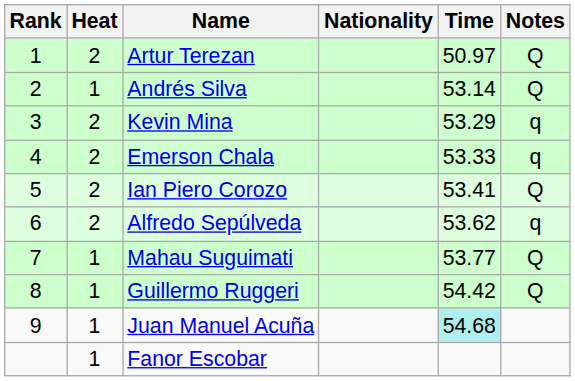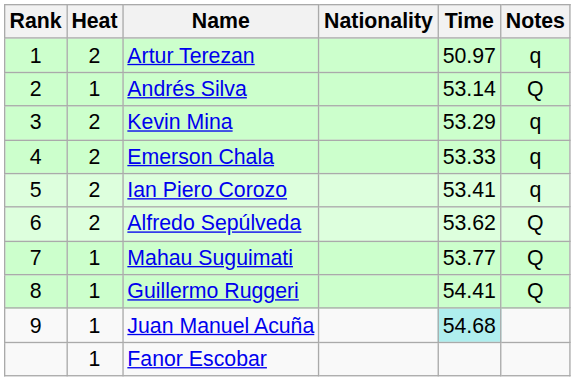(535, 55) Q -> (535, 55) q
(535, 190) Q -> (535, 190) q
(535, 223) q -> (535, 223) Q
(469, 291) 54.42 -> (469, 291) 54.41
